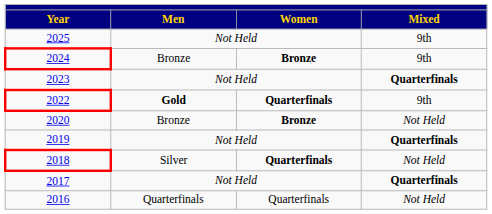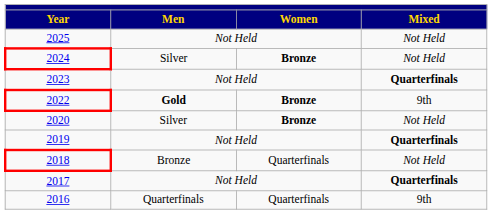(424, 39) 9th -> (424, 39) Not Held
(174, 59) Bronze -> (174, 59) Silver
(424, 59) 9th -> (424, 59) Not Held
(299, 100) Quarterfinals -> (299, 100) Bronze
(173, 120) Bronze -> (173, 120) Silver
(174, 160) Silver -> (174, 160) Bronze
(299, 160) bold -> (299, 160) normal
(424, 200) Not Held -> (424, 200) 9th
